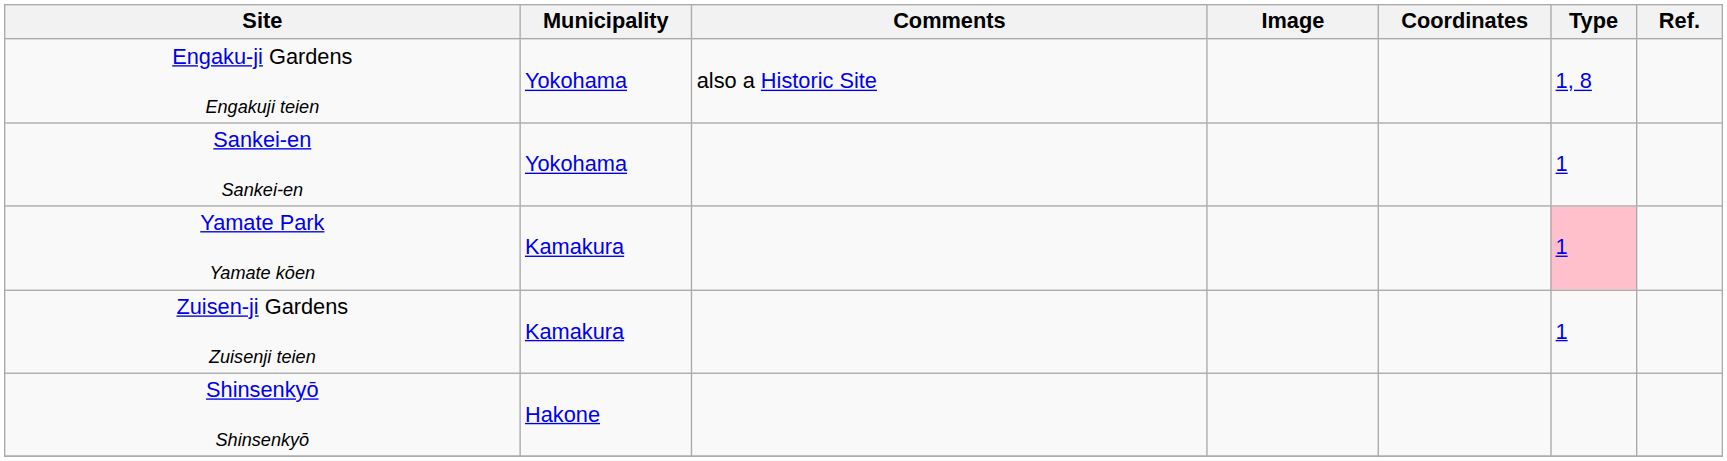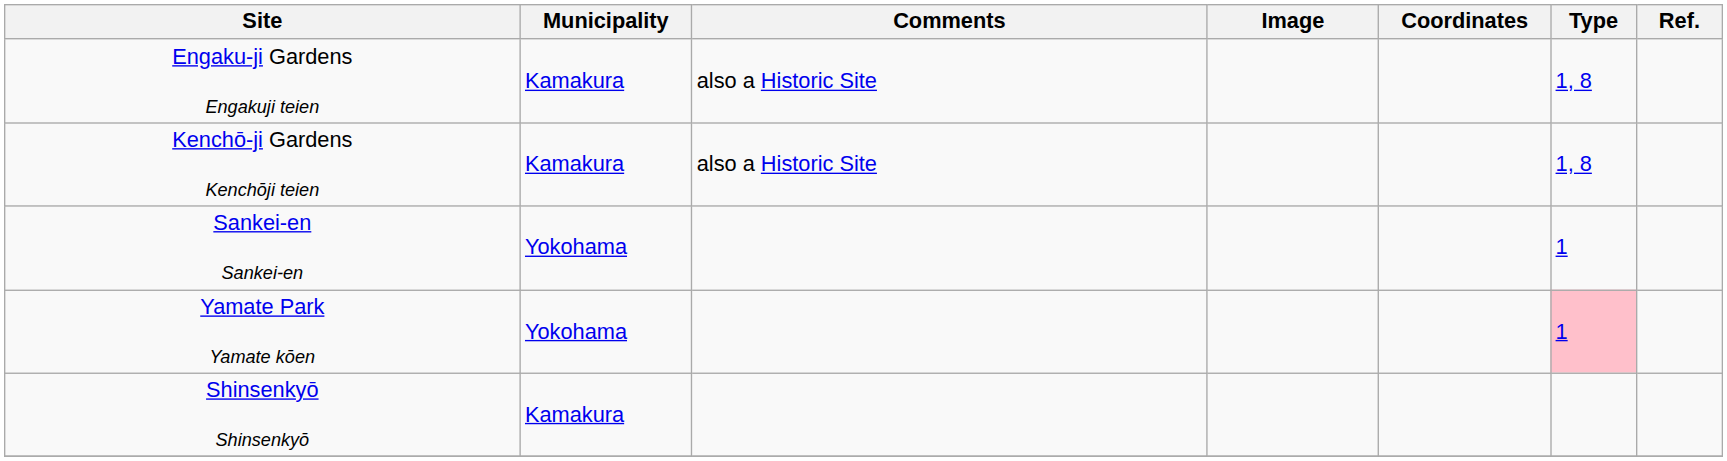(576, 80) Yokohama -> (575, 80) Kamakura
+ row: (262, 164)
(575, 247) Kamakura -> (576, 331) Yokohama
- row: (262, 331)
(562, 414) Hakone -> (575, 414) Kamakura
